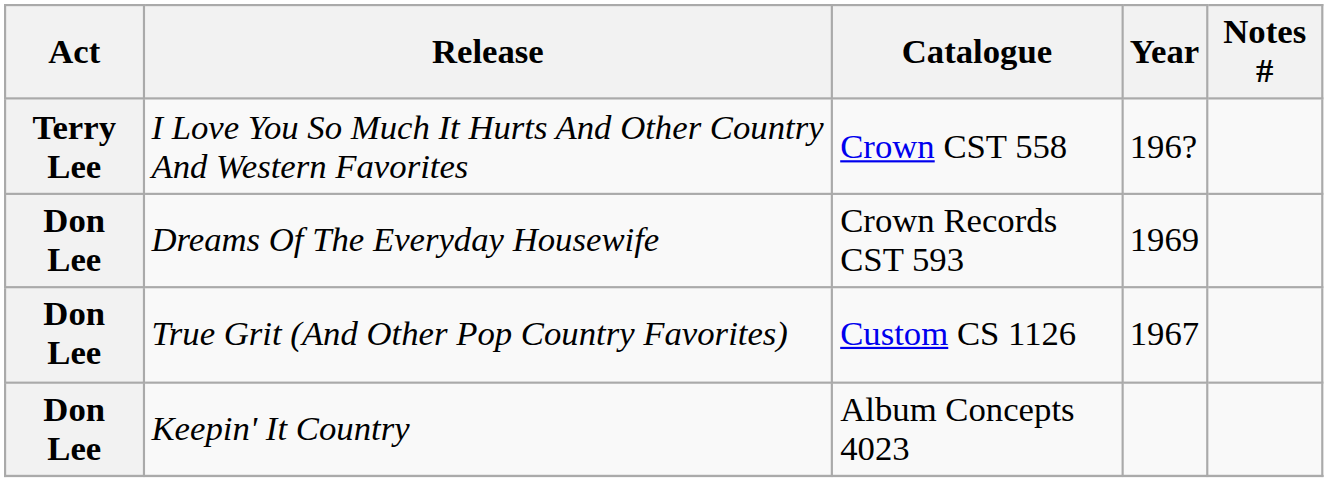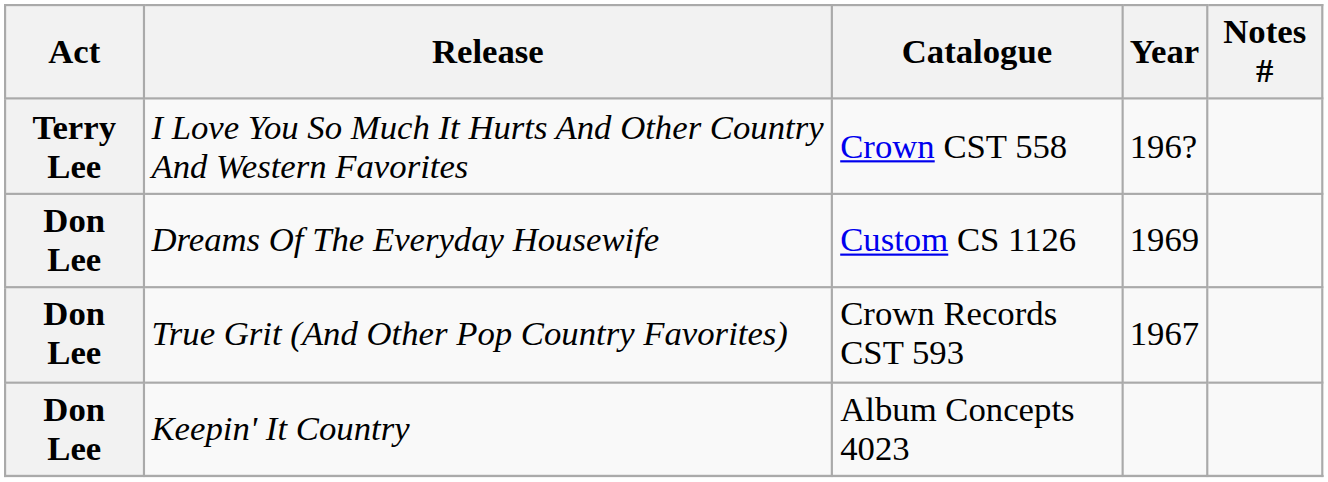(949, 239) Crown Records CST 593 -> (958, 239) Custom CS 1126
(958, 333) Custom CS 1126 -> (949, 333) Crown Records CST 593
